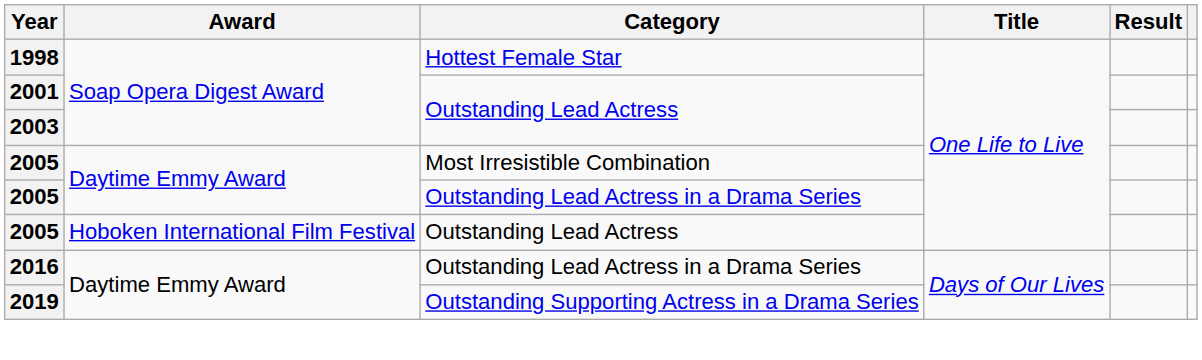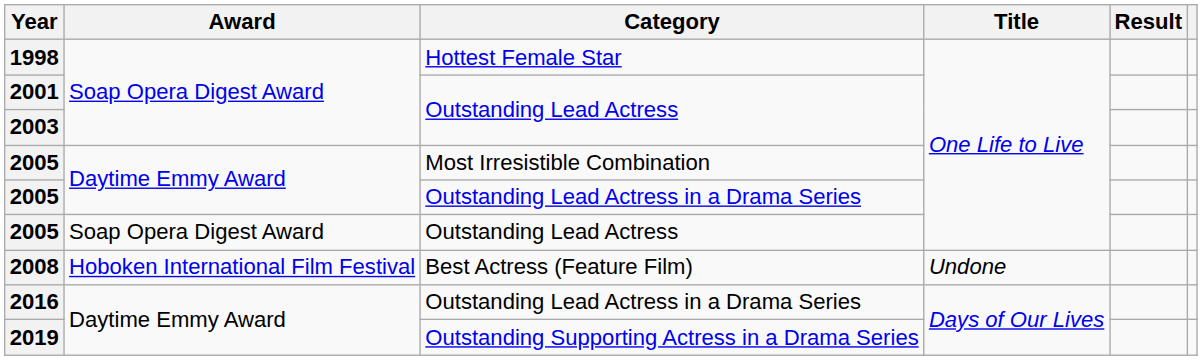(242, 232) Hoboken International Film Festival -> (197, 232) Soap Opera Digest Award
+ row: (34, 267)
